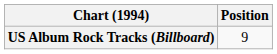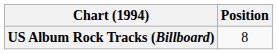(245, 37) 9 -> (245, 37) 8
